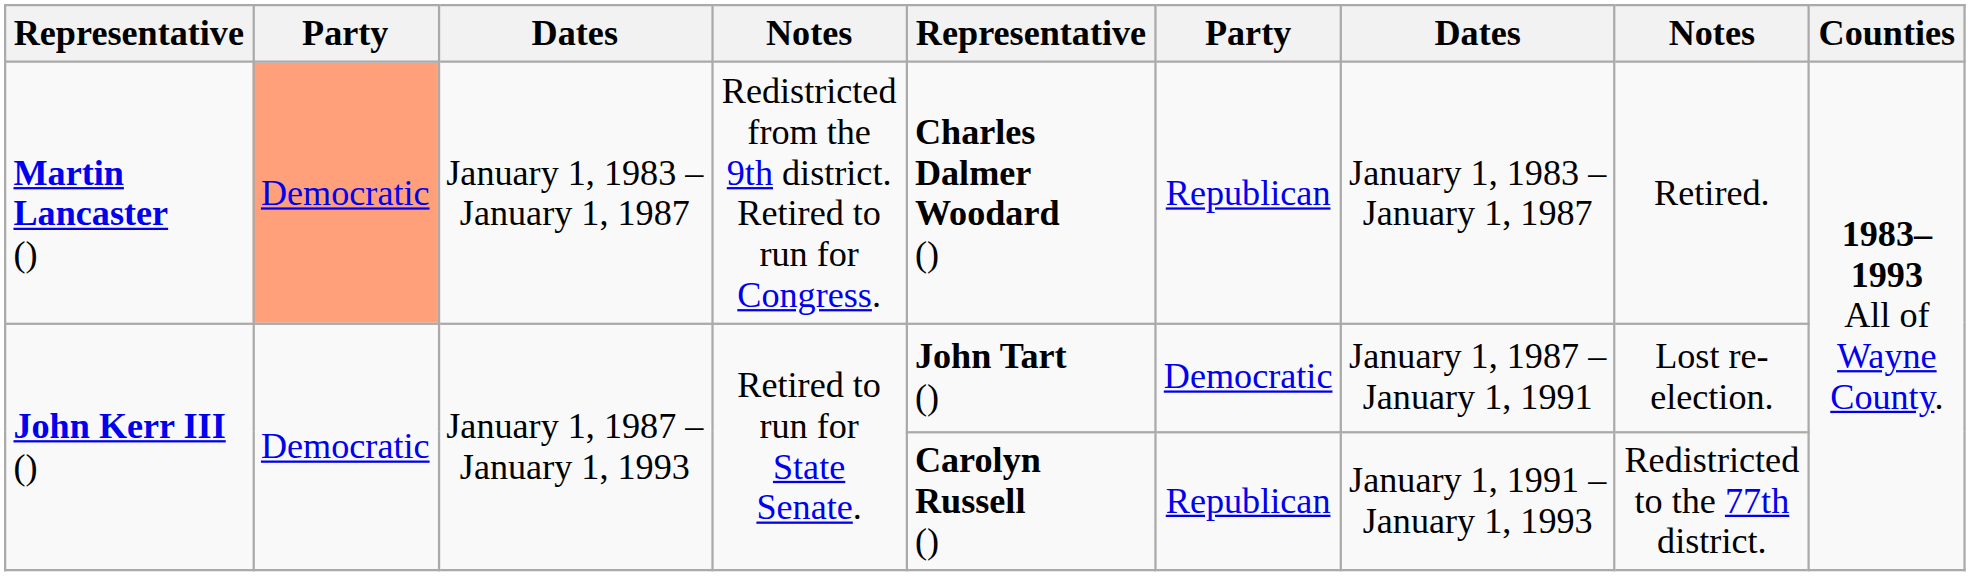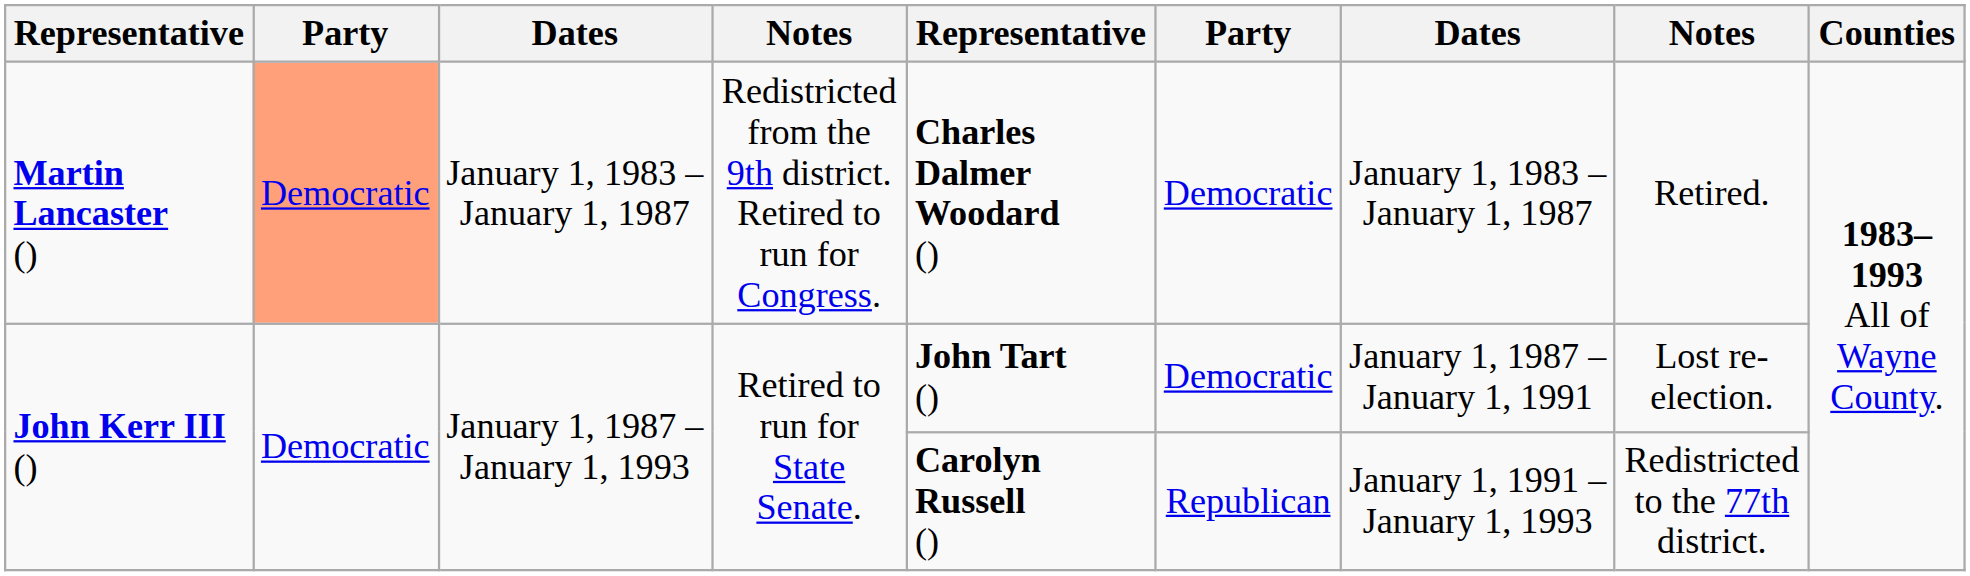(1248, 192) Republican -> (1248, 192) Democratic
